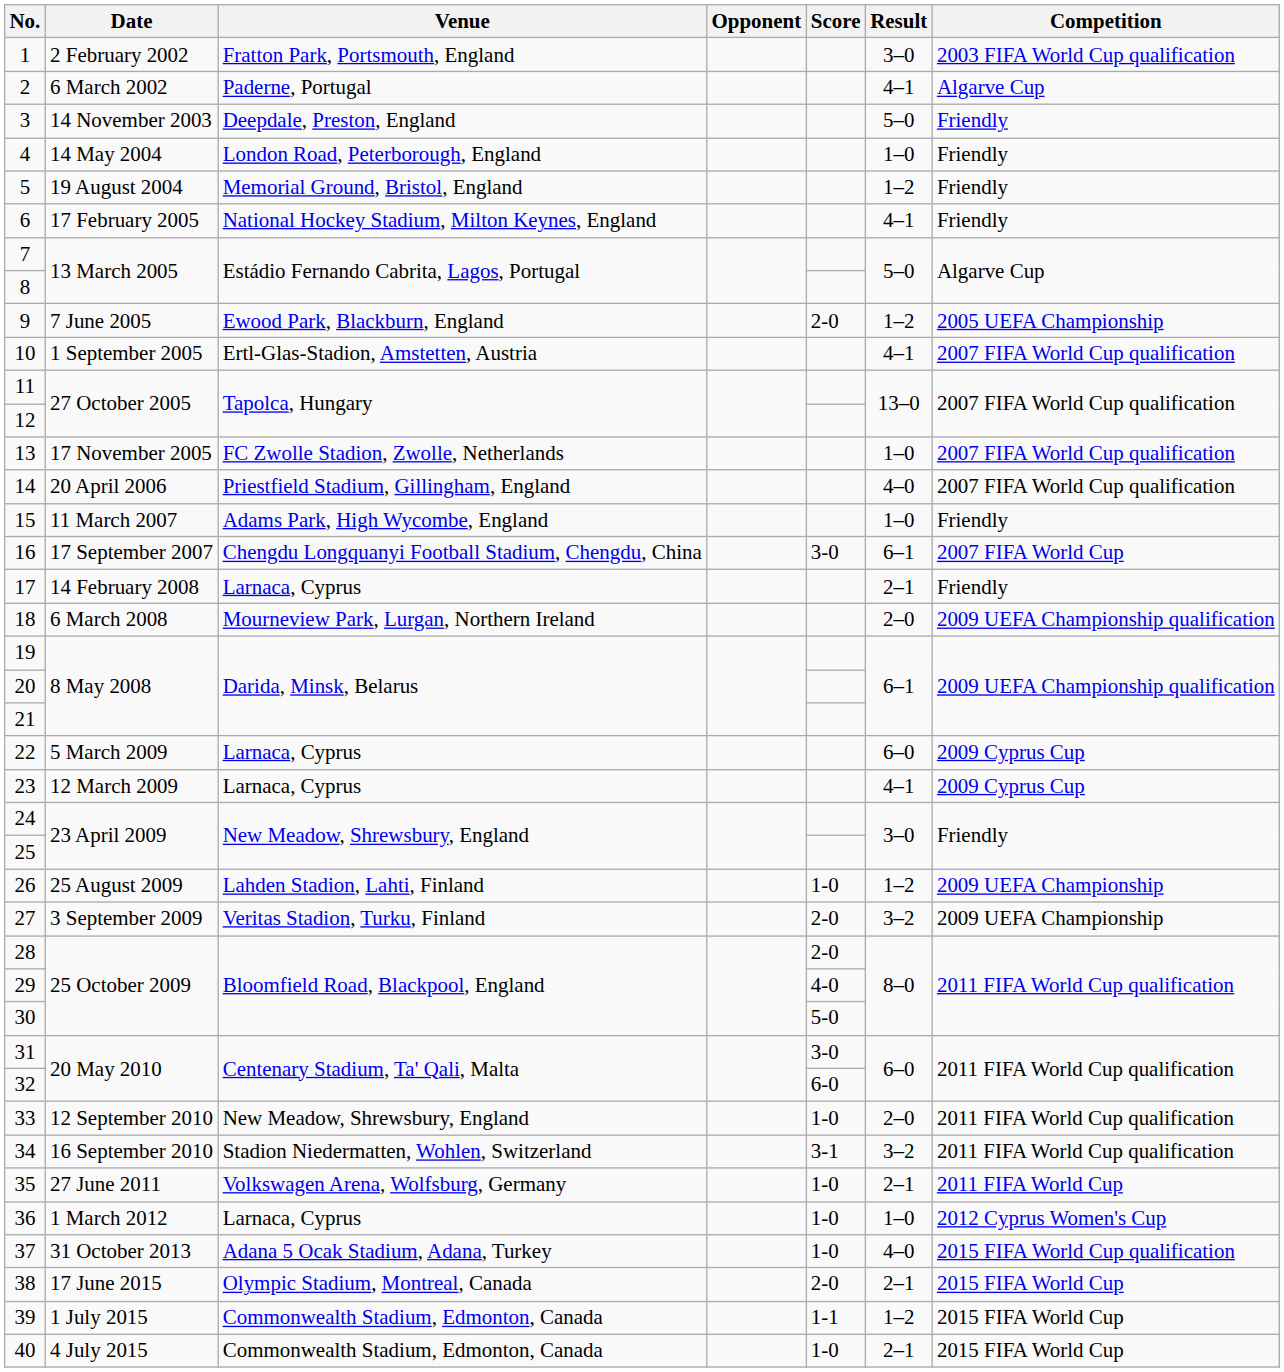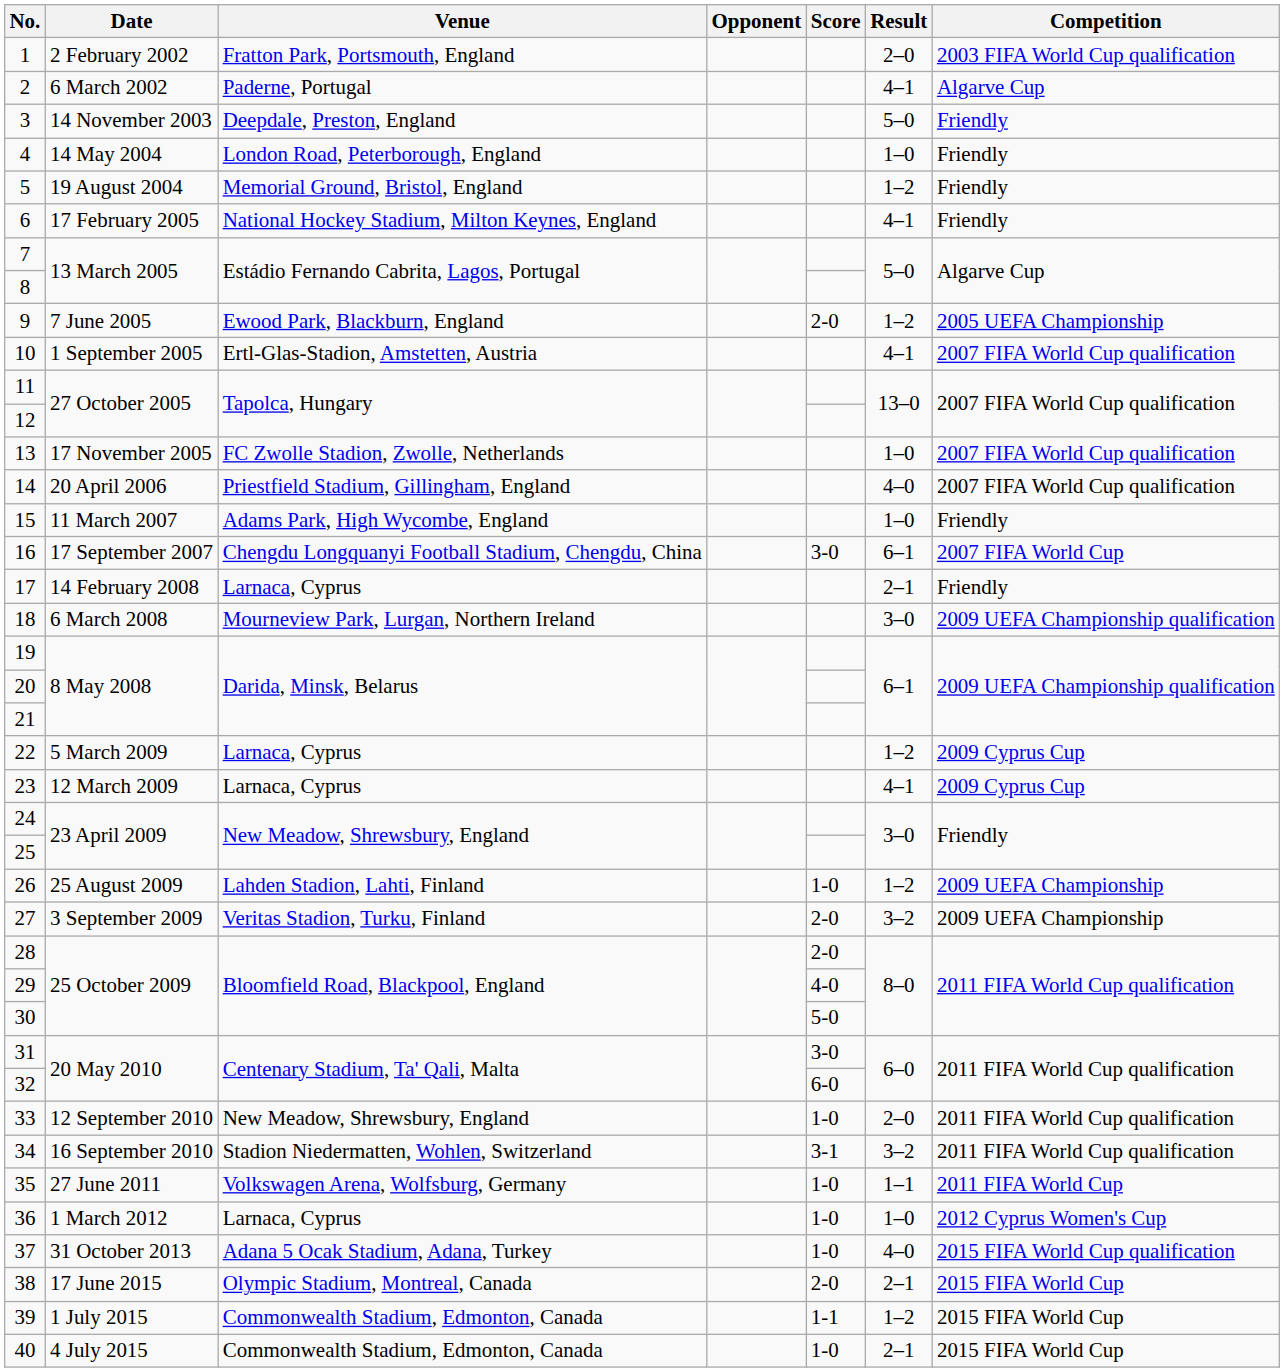(899, 54) 3–0 -> (899, 54) 2–0
(899, 619) 2–0 -> (899, 619) 3–0
(899, 752) 6–0 -> (899, 752) 1–2
(899, 1184) 2–1 -> (899, 1184) 1–1
